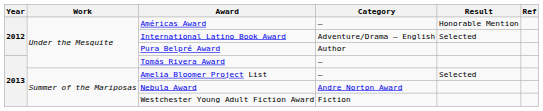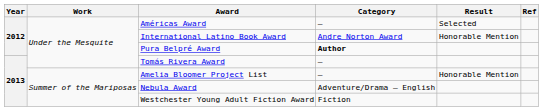(479, 23) Honorable Mention -> (458, 23) Selected
(377, 36) Adventure/Drama – English -> (360, 36) Andre Norton Award
(458, 36) Selected -> (479, 36) Honorable Mention
(332, 49) normal -> (332, 49) bold
(458, 74) Selected -> (479, 74) Honorable Mention
(360, 87) Andre Norton Award -> (377, 87) Adventure/Drama – English
